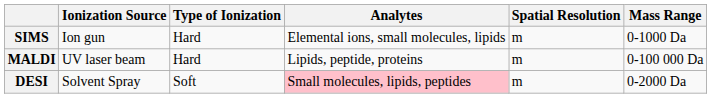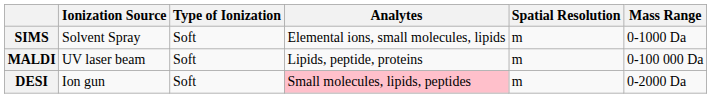(83, 37) Ion gun -> (101, 37) Solvent Spray
(187, 37) Hard -> (185, 37) Soft
(187, 59) Hard -> (185, 59) Soft
(101, 81) Solvent Spray -> (83, 81) Ion gun
